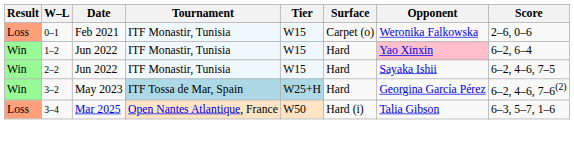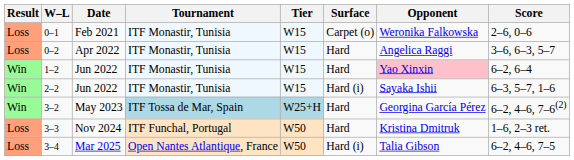+ row: (52, 51)
(338, 69) Hard -> (345, 87) Hard (i)
(523, 69) 6–2, 4–6, 7–5 -> (523, 87) 6–3, 5–7, 1–6
+ row: (52, 128)
(523, 109) 6–3, 5–7, 1–6 -> (523, 146) 6–2, 4–6, 7–5
